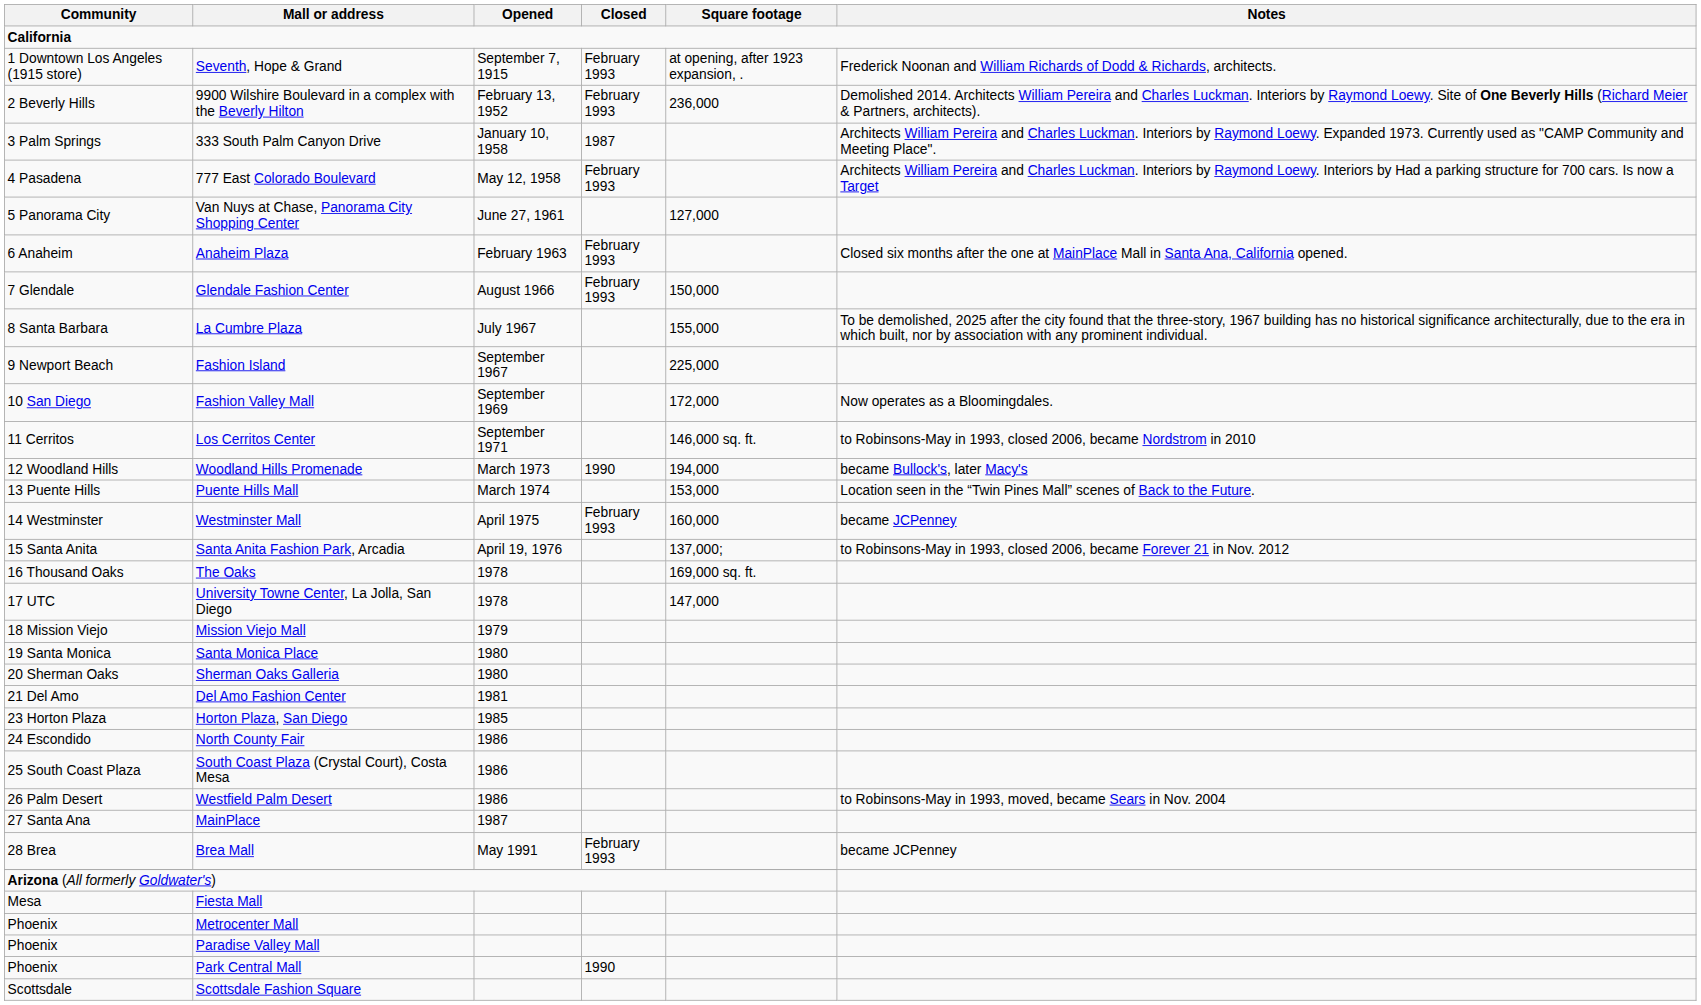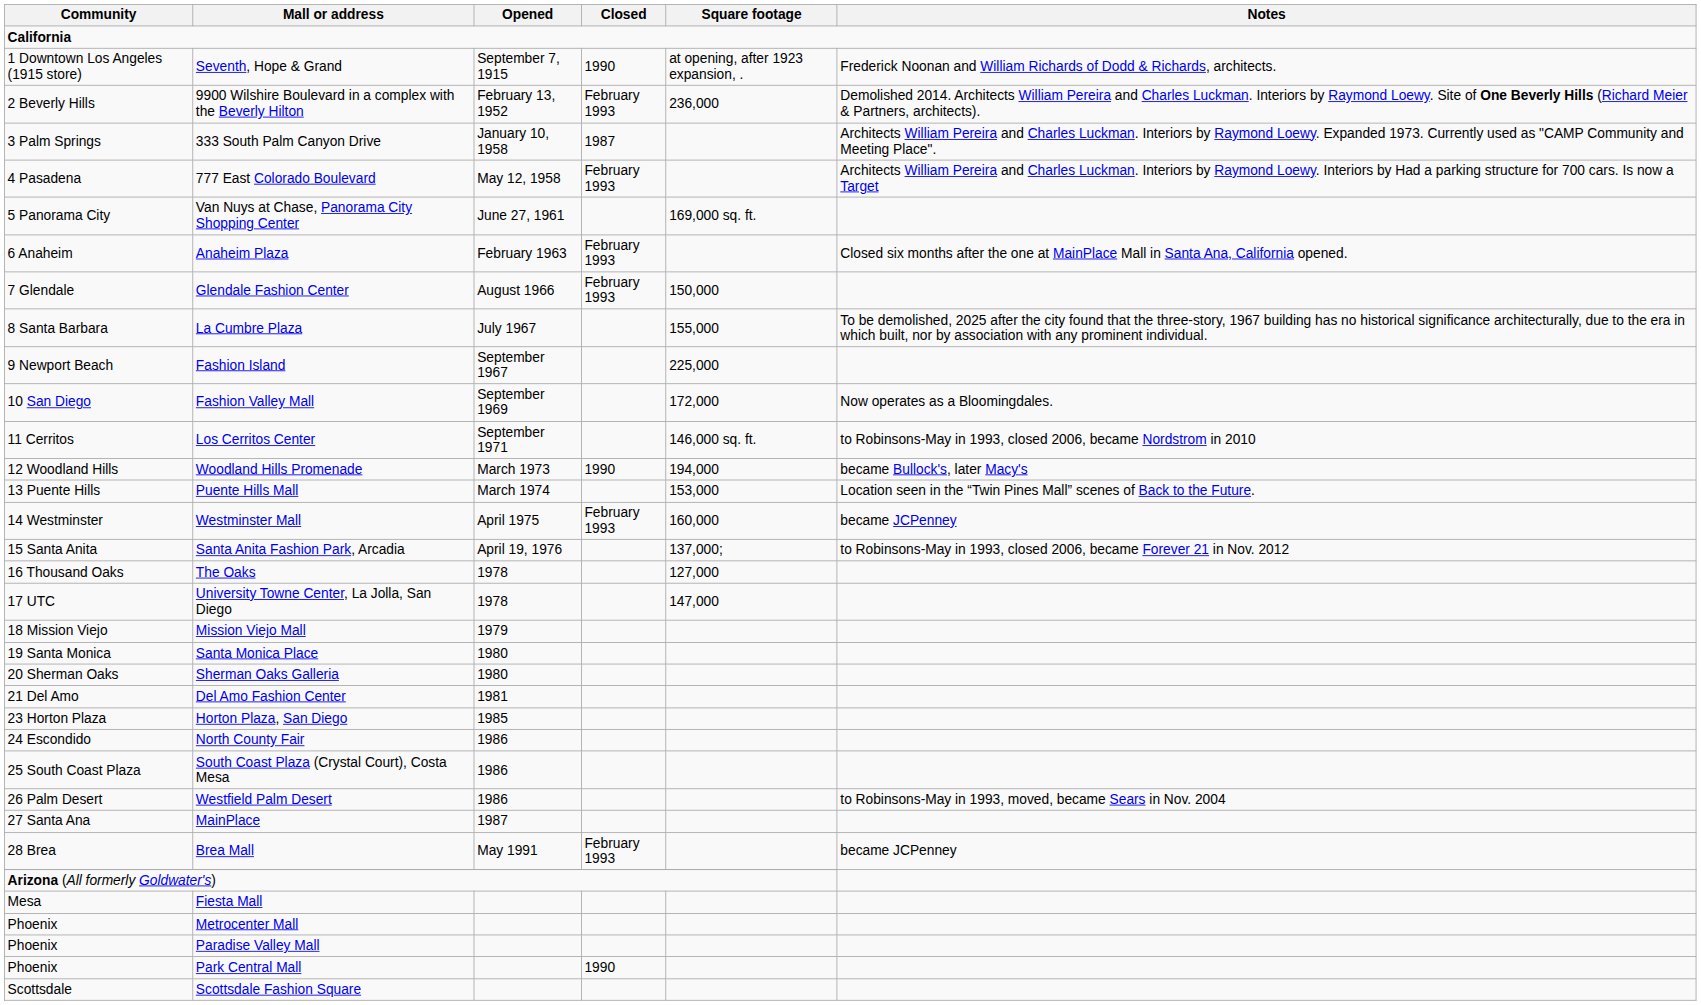(612, 66) February 1993 -> (600, 66) 1990
(694, 216) 127,000 -> (713, 216) 169,000 sq. ft.
(713, 572) 169,000 sq. ft. -> (694, 572) 127,000
